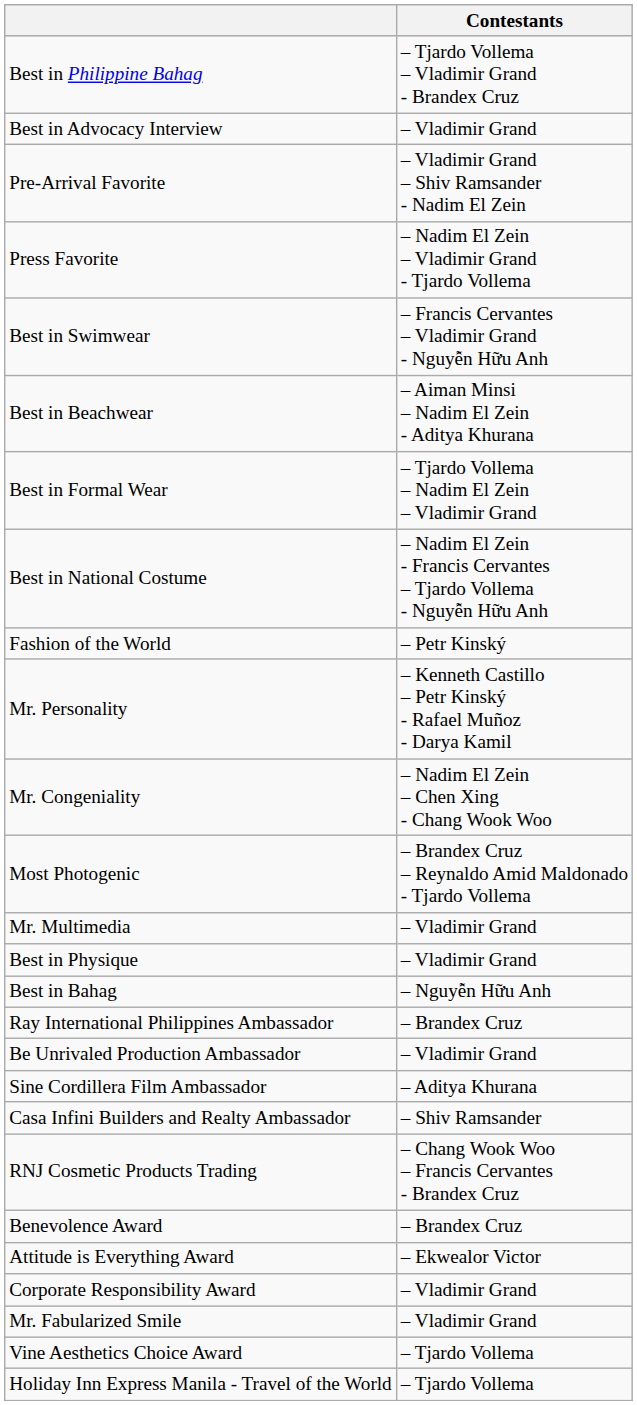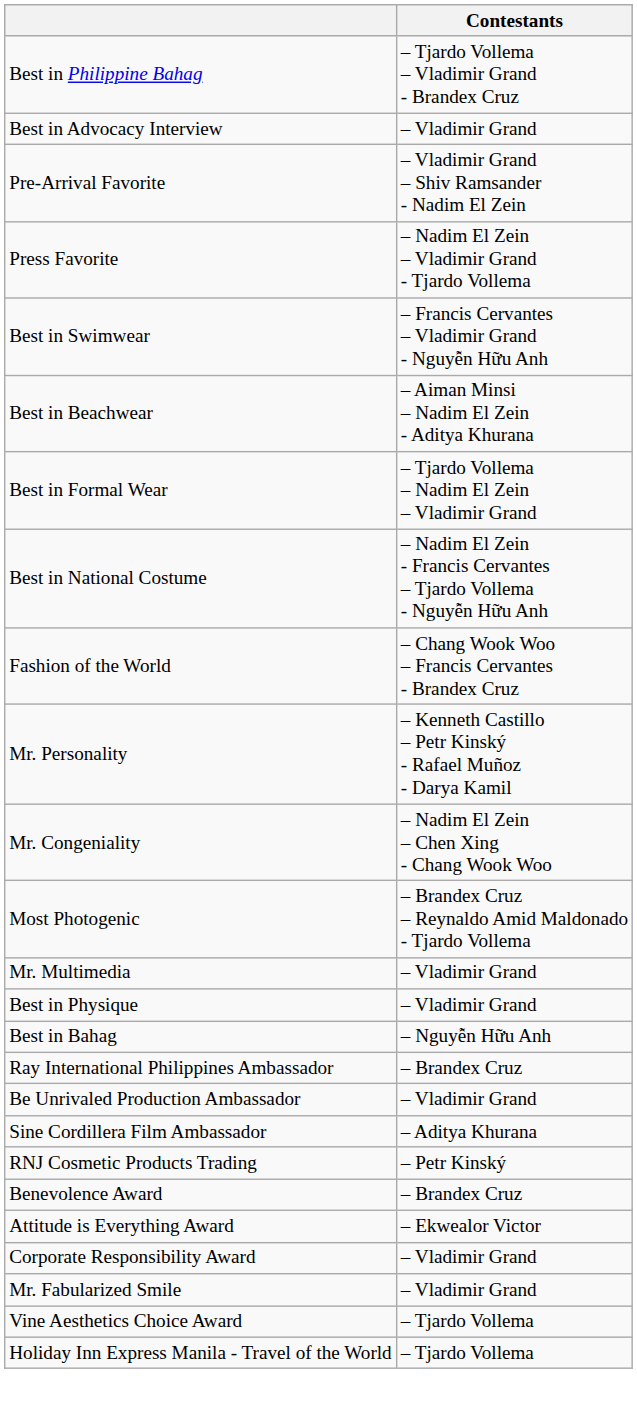(453, 643) – Petr Kinský -> (478, 665) – Chang Wook Woo – Francis Cervantes - Brandex Cruz
- row: (180, 1117)
(478, 1171) – Chang Wook Woo – Francis Cervantes - Brandex Cruz -> (453, 1162) – Petr Kinský
